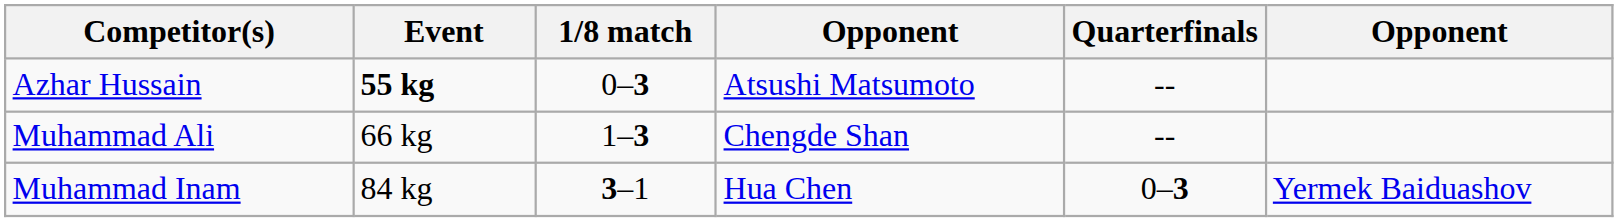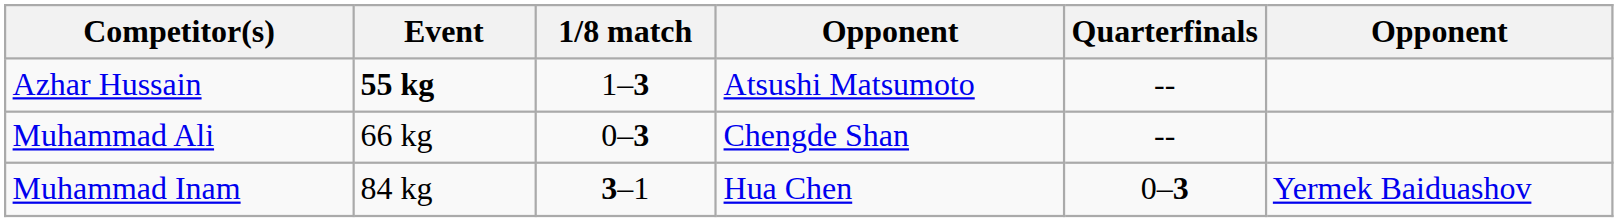(625, 83) 0–3 -> (625, 83) 1–3
(625, 136) 1–3 -> (625, 136) 0–3
